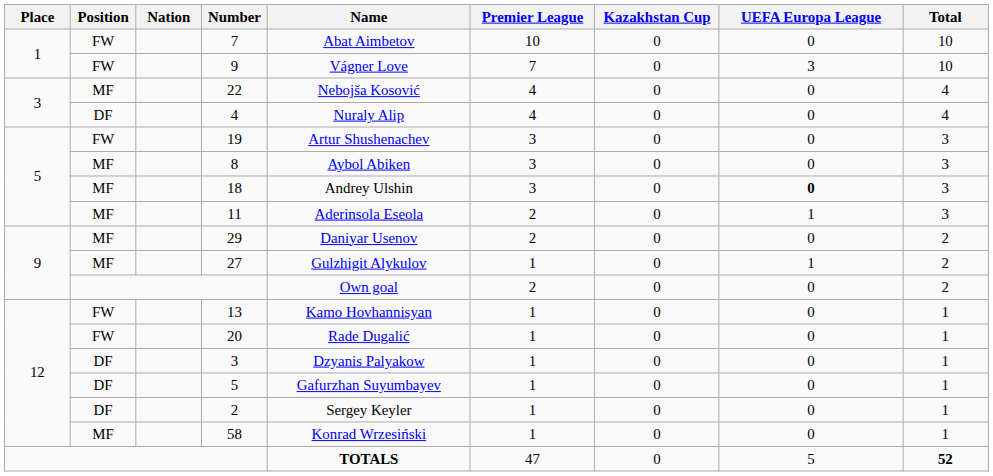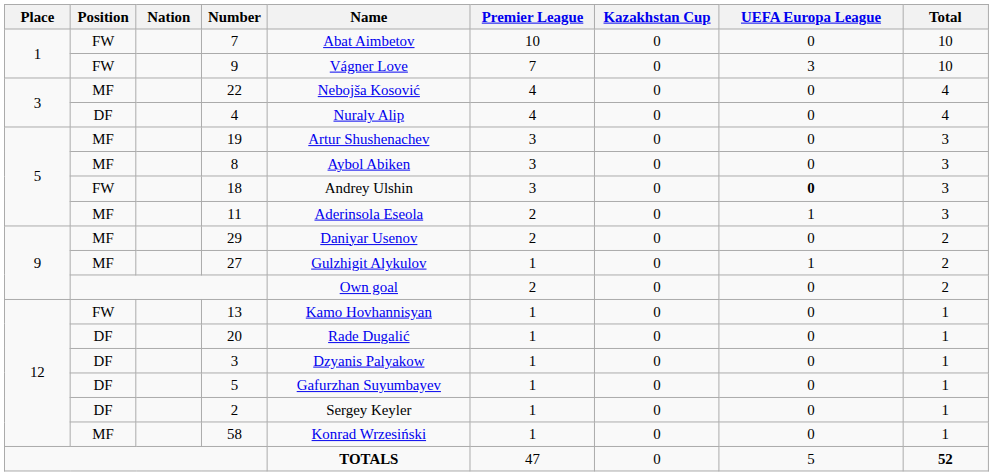(103, 139) FW -> (103, 139) MF
(103, 188) MF -> (103, 188) FW
(103, 336) FW -> (103, 336) DF
